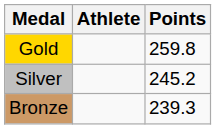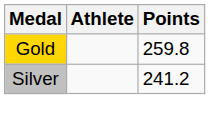(172, 78) 245.2 -> (166, 78) 241.2
- row: (39, 108)
